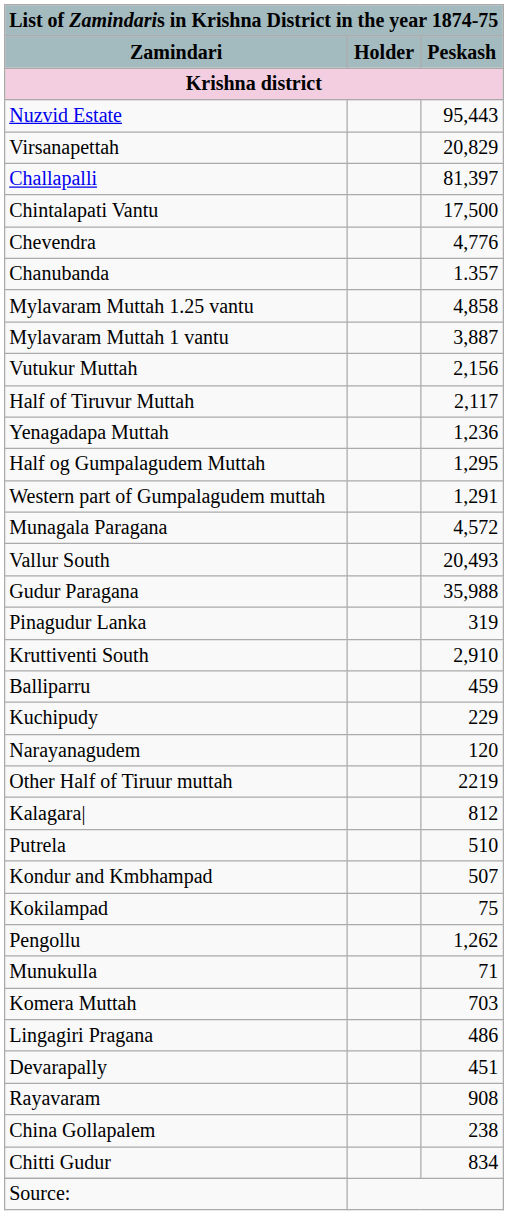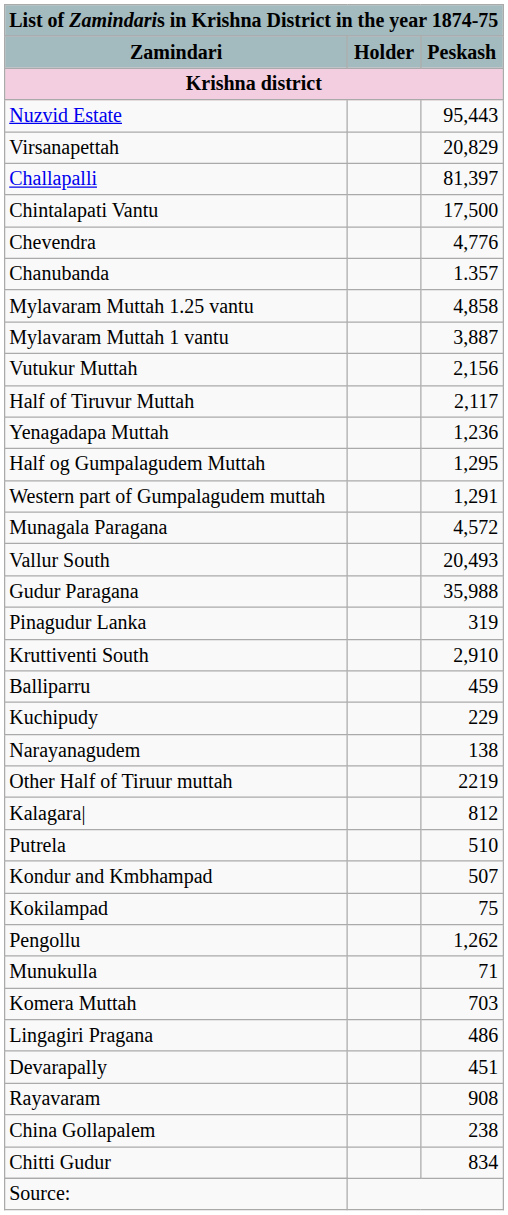(483, 749) 120 -> (483, 749) 138
